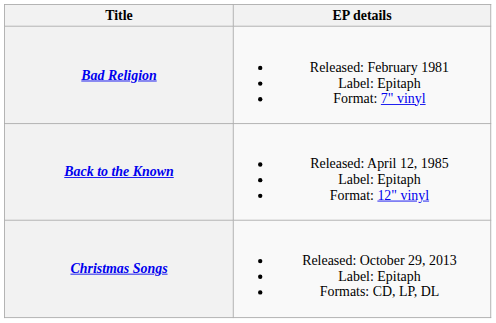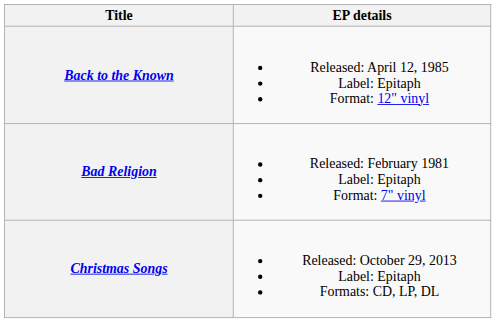rows swapped: (119, 75) <-> (119, 171)
